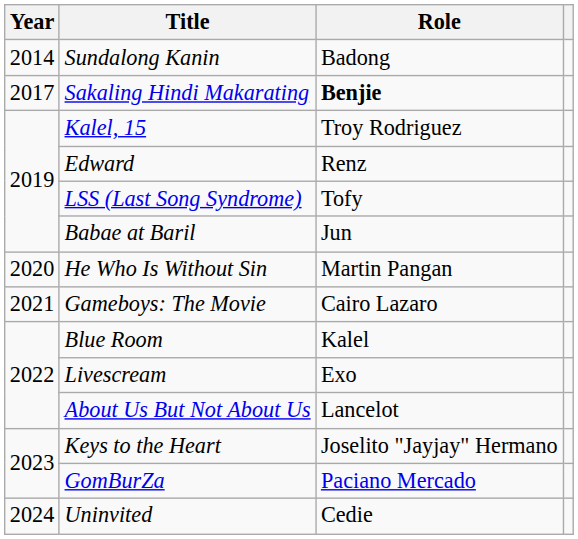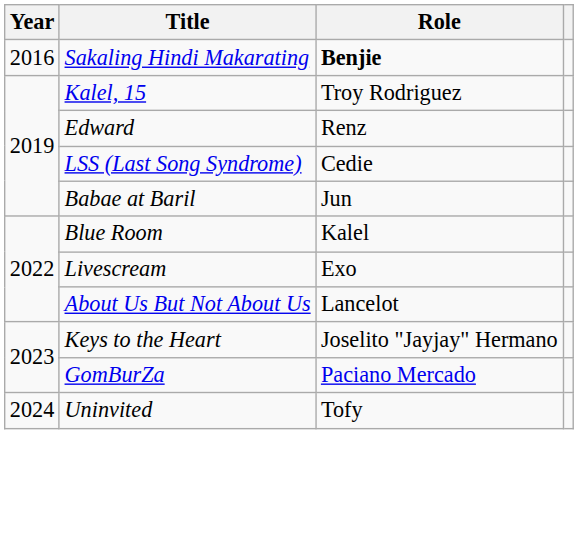- row: (142, 57)
(32, 92) 2017 -> (32, 57) 2016
(342, 198) Tofy -> (347, 163) Cedie
- row: (166, 269)
- row: (165, 304)
(347, 515) Cedie -> (342, 410) Tofy
